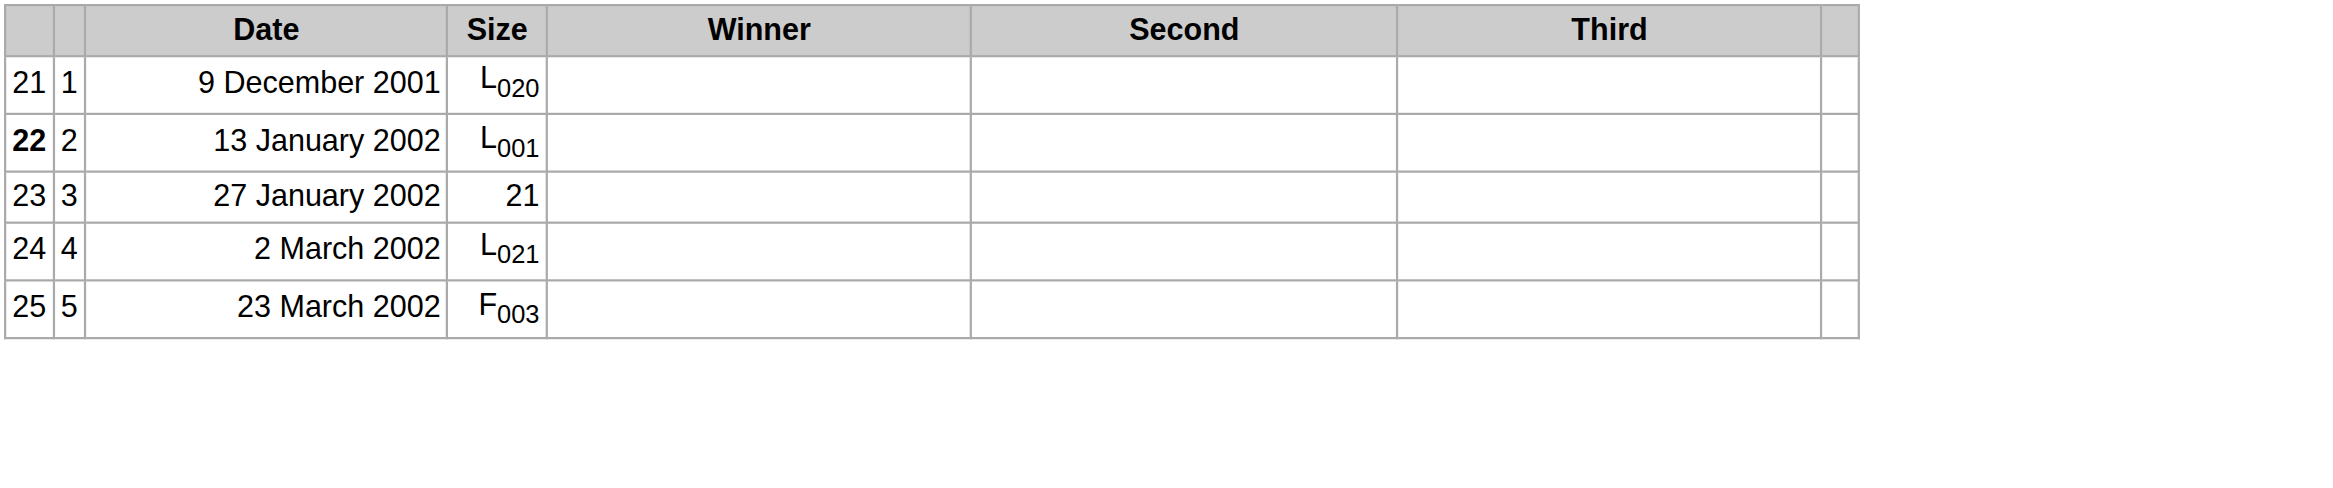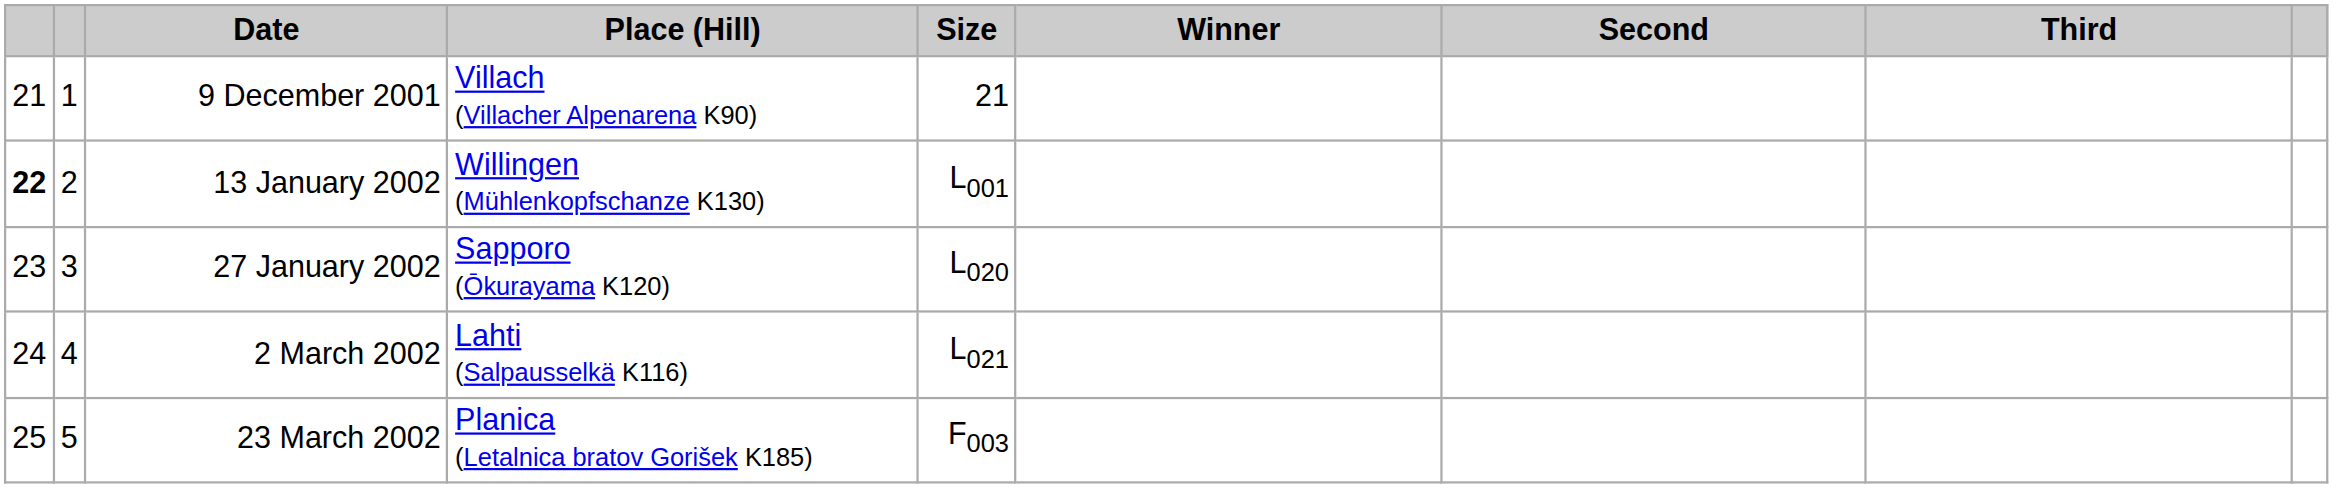+ column: (683, 29)
(510, 82) L020 -> (992, 96) 21
(522, 195) 21 -> (979, 266) L020
